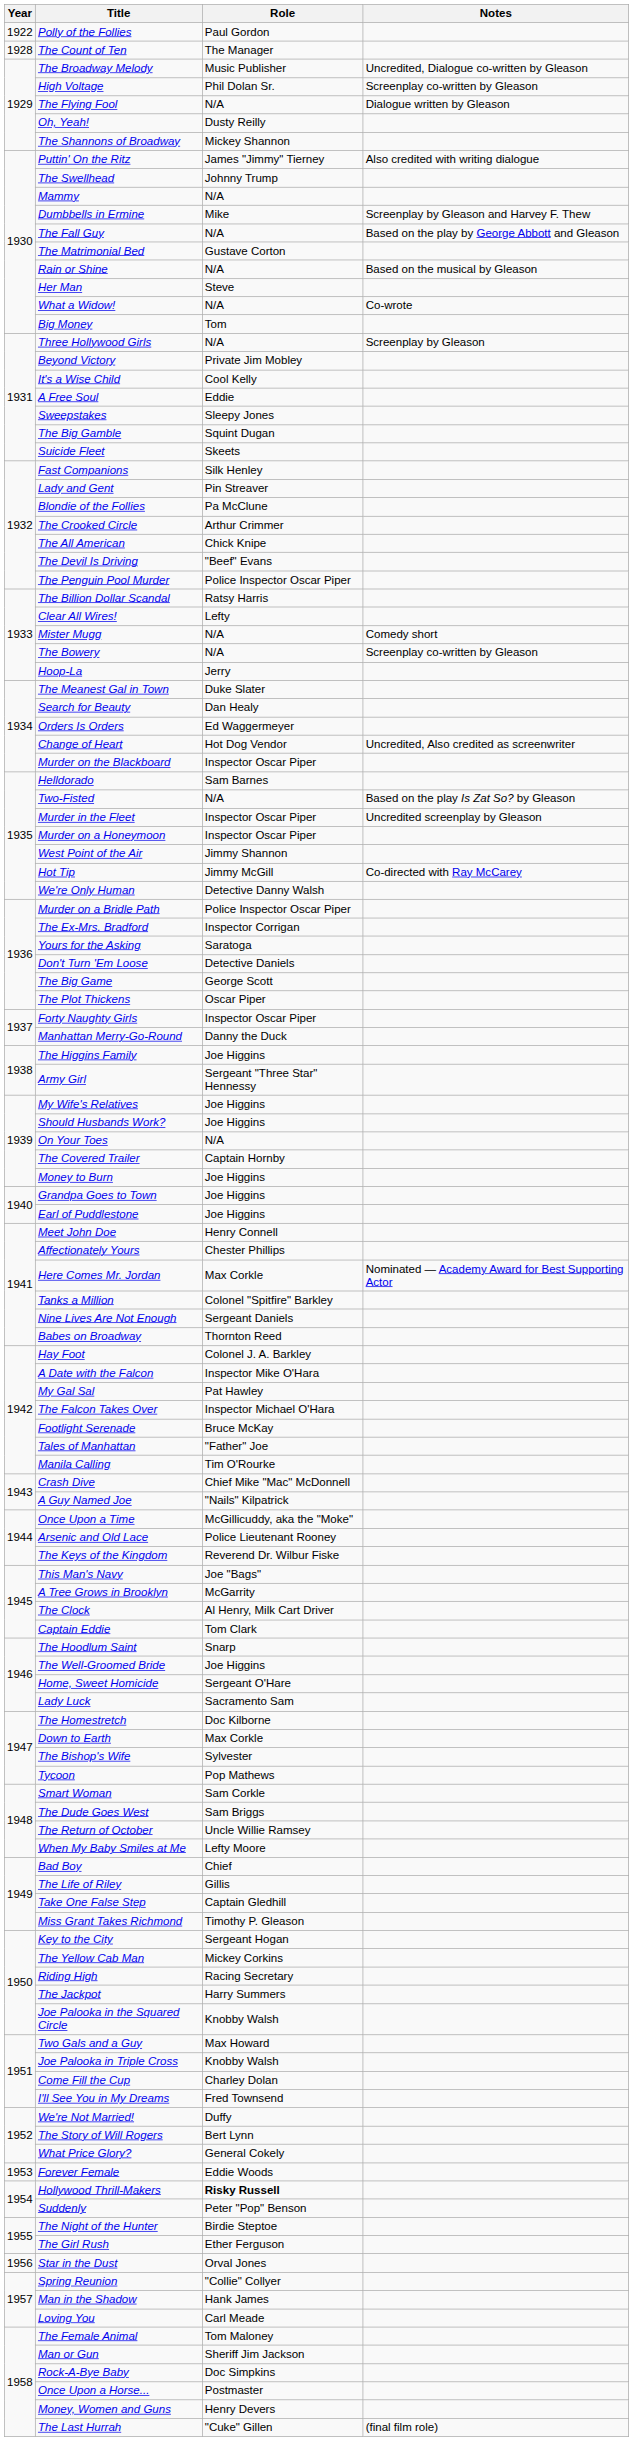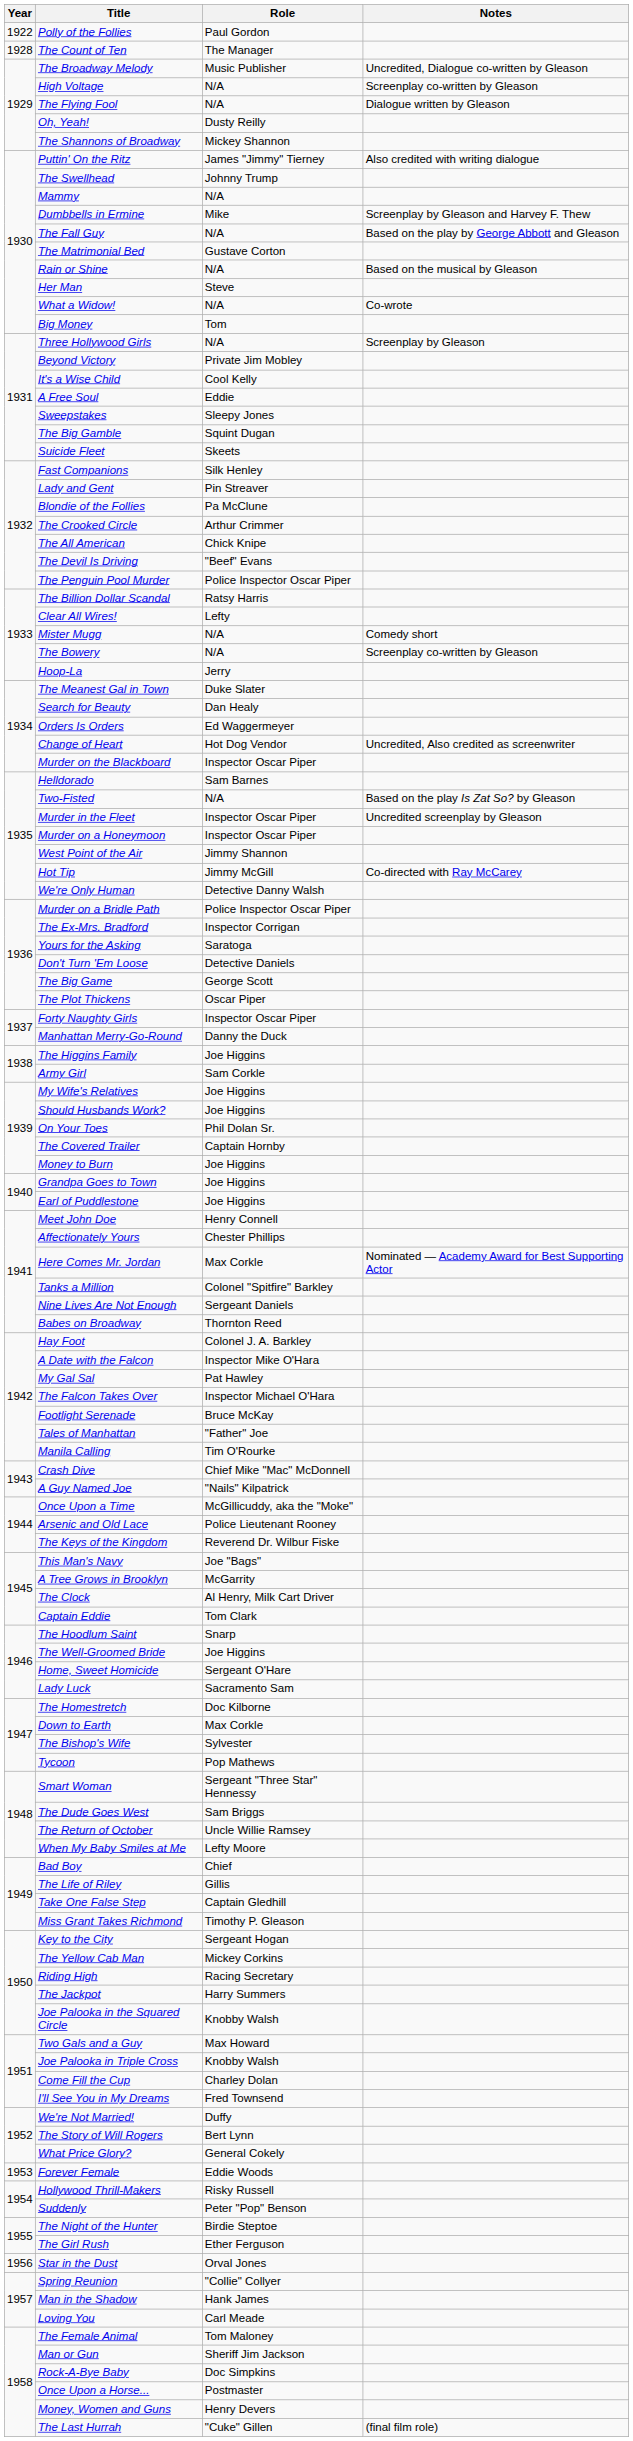(240, 86) Phil Dolan Sr. -> (214, 86) N/A
(261, 1079) Sergeant "Three Star" Hennessy -> (235, 1073) Sam Corkle
(214, 1141) N/A -> (240, 1128) Phil Dolan Sr.
(235, 1793) Sam Corkle -> (261, 1786) Sergeant "Three Star" Hennessy
(242, 2190) bold -> (239, 2190) normal
